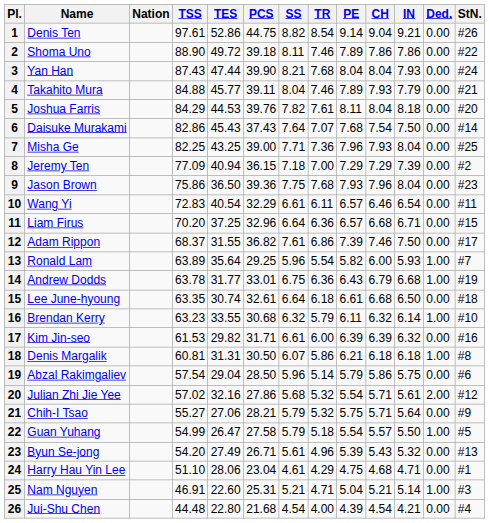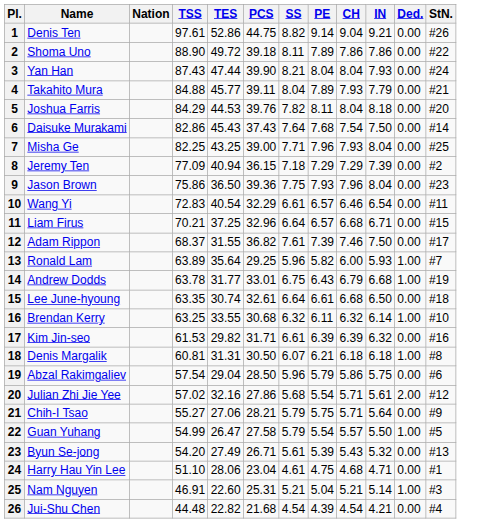- column: (322, 14)
(190, 223) 70.20 -> (190, 223) 70.21
(190, 318) 63.23 -> (190, 318) 63.25
(226, 508) 22.80 -> (226, 508) 22.82
